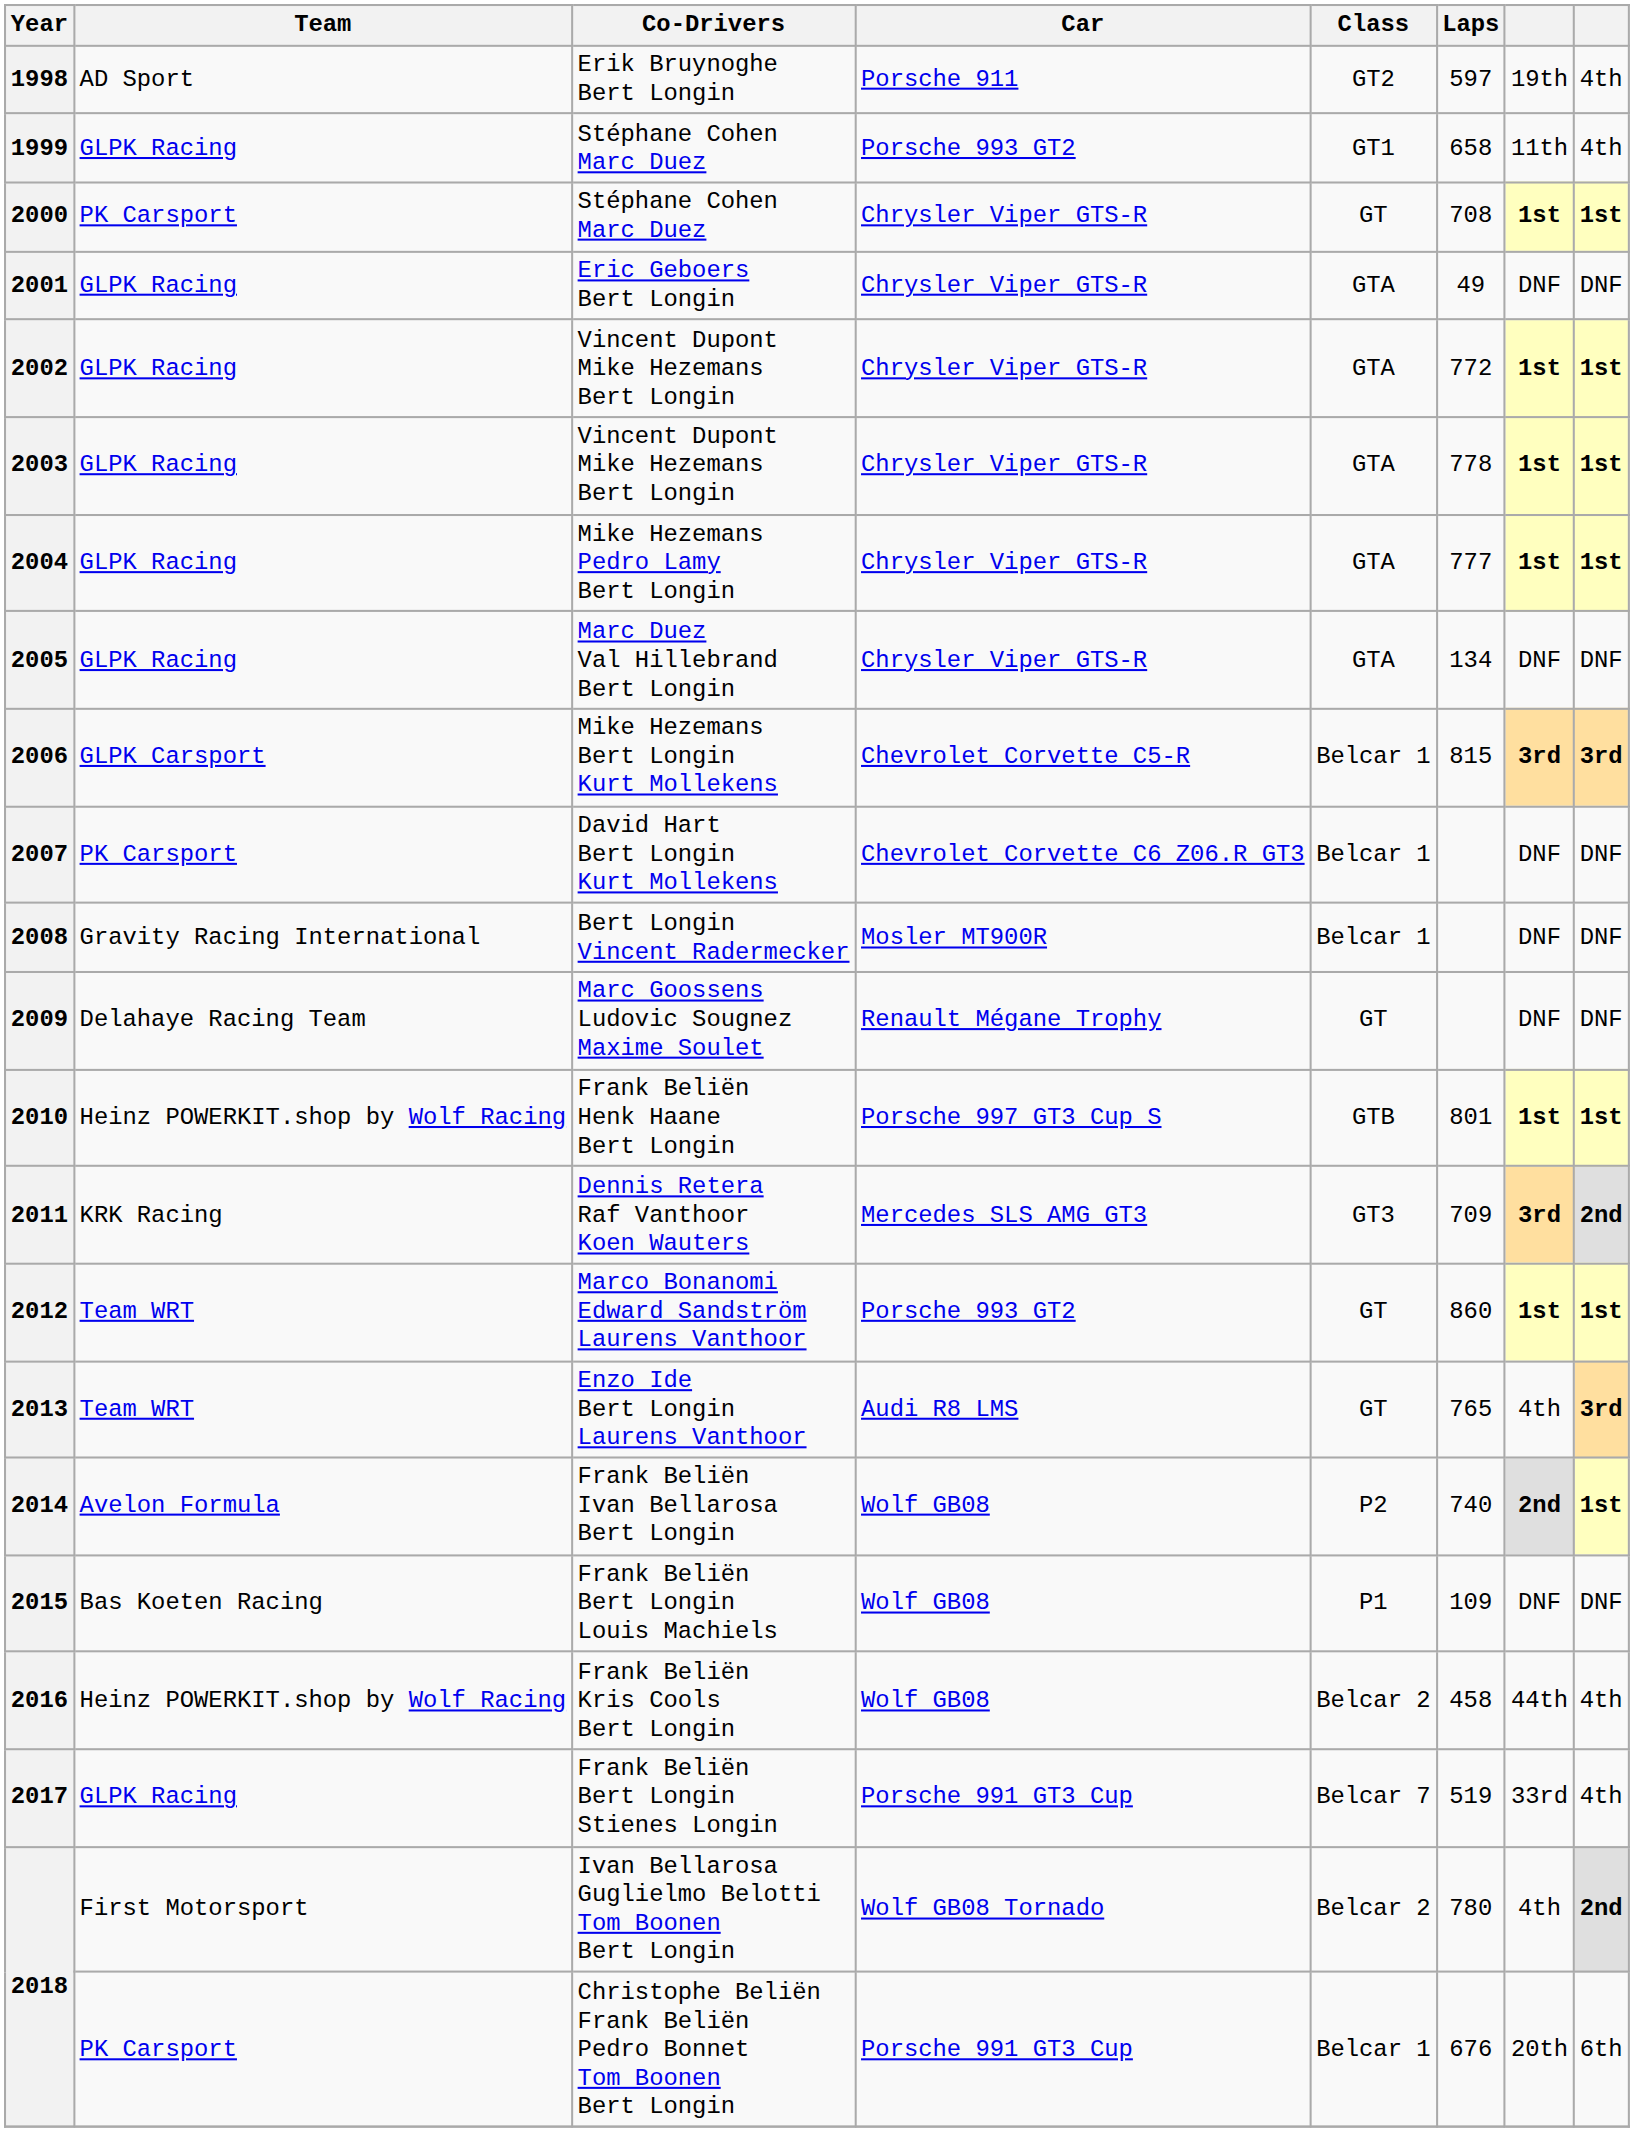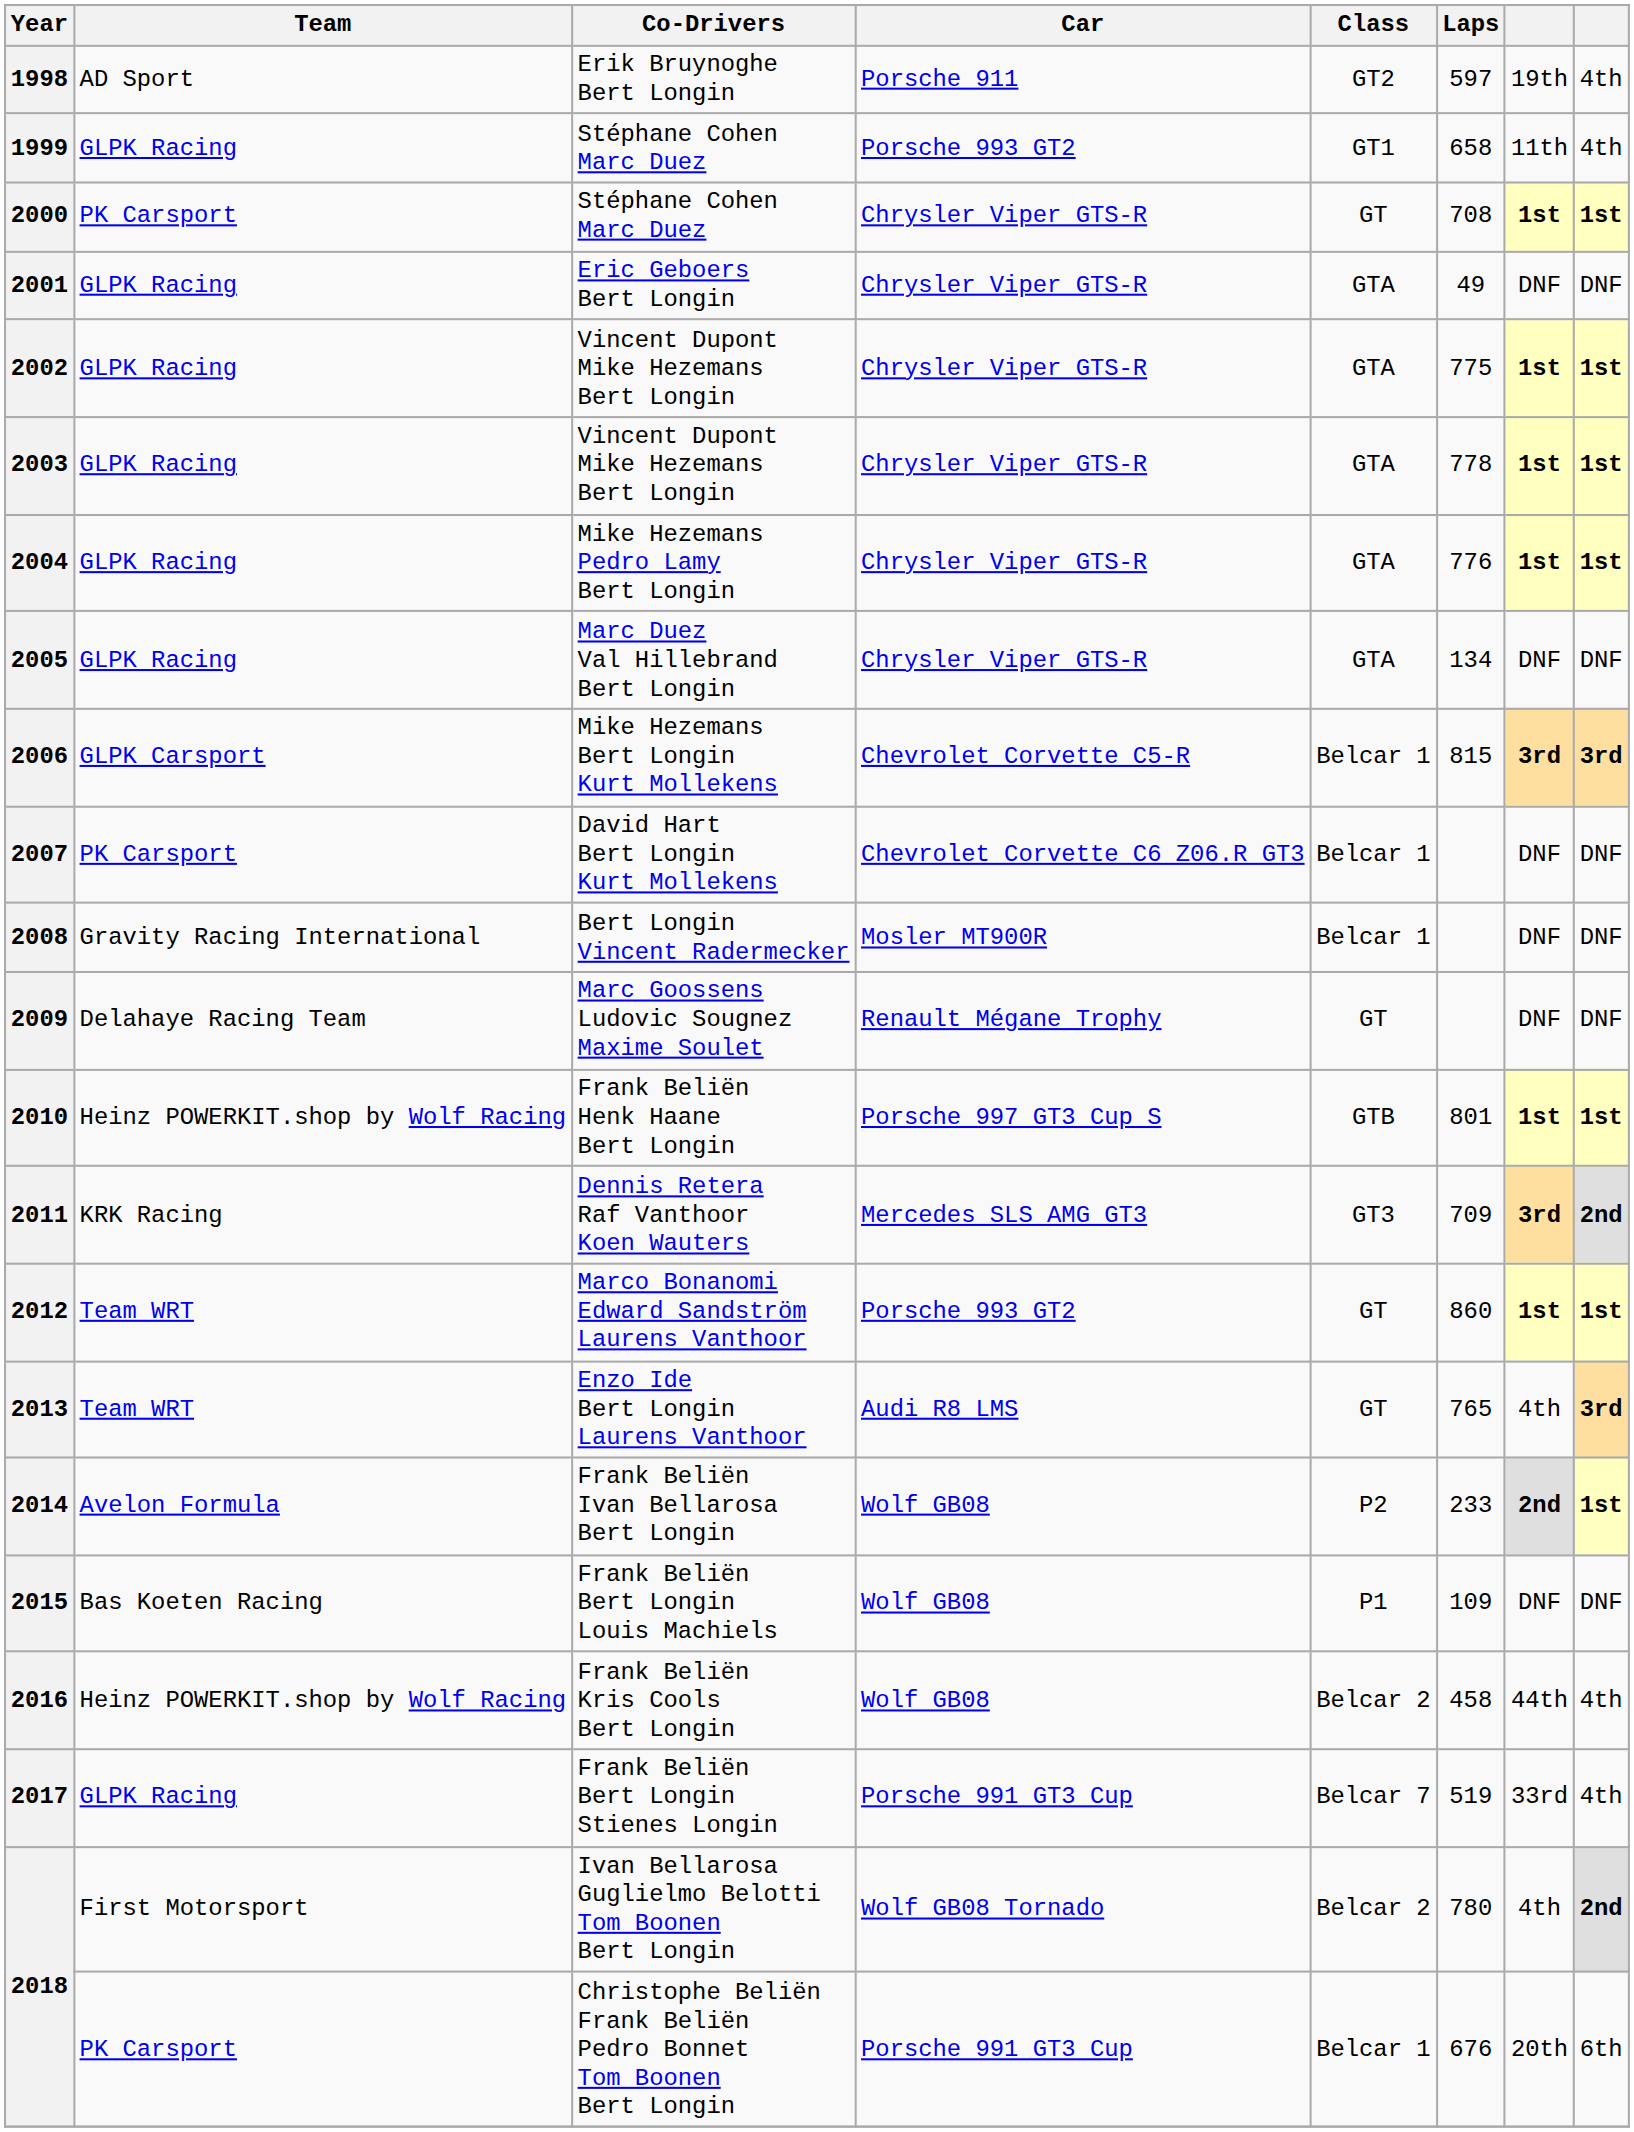(1471, 368) 772 -> (1471, 368) 775
(1471, 562) 777 -> (1471, 562) 776
(1471, 1506) 740 -> (1471, 1506) 233
